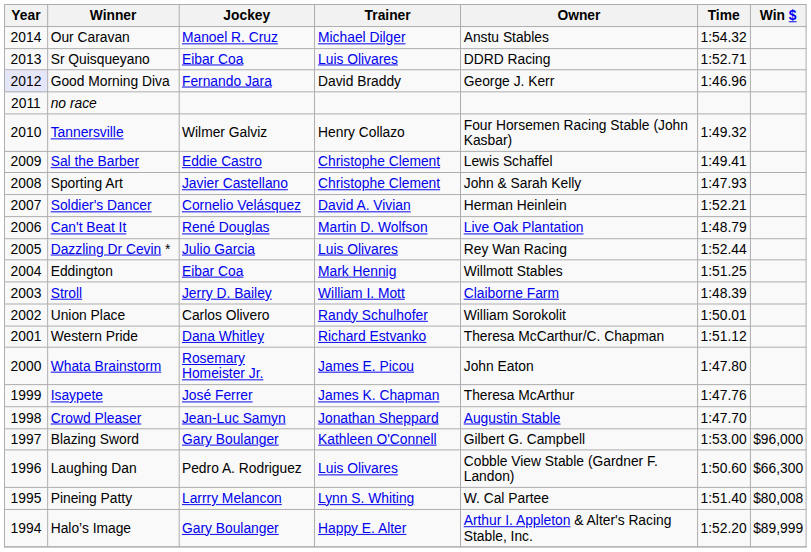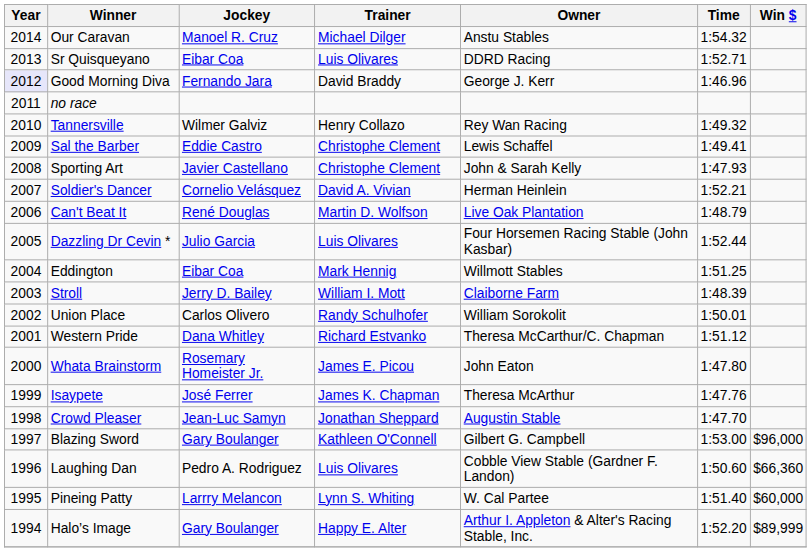(576, 133) Four Horsemen Racing Stable (John Kasbar) -> (515, 125) Rey Wan Racing
(515, 250) Rey Wan Racing -> (576, 242) Four Horsemen Racing Stable (John Kasbar)
(778, 469) $66,300 -> (778, 469) $66,360
(778, 499) $80,008 -> (778, 499) $60,000
